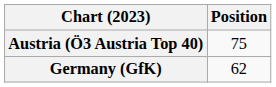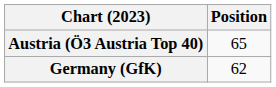(239, 43) 75 -> (239, 43) 65
